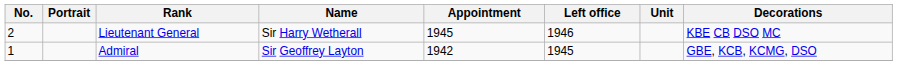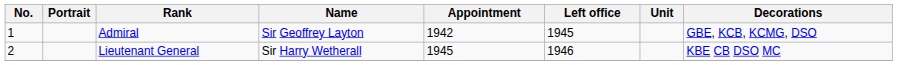rows swapped: (119, 51) <-> (149, 32)
